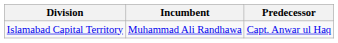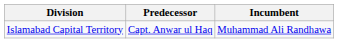columns swapped: (185, 12) <-> (289, 12)
